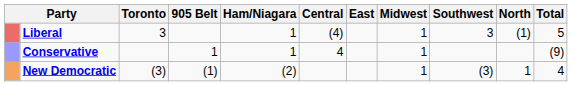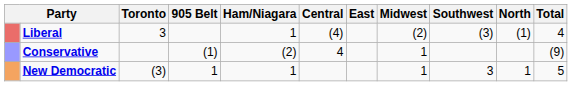(424, 33) 1 -> (420, 33) (2)
(490, 33) 3 -> (486, 33) (3)
(561, 33) 5 -> (561, 33) 4
(214, 52) 1 -> (210, 52) (1)
(293, 52) 1 -> (289, 52) (2)
(210, 71) (1) -> (214, 71) 1
(289, 71) (2) -> (293, 71) 1
(486, 71) (3) -> (490, 71) 3
(561, 71) 4 -> (561, 71) 5
